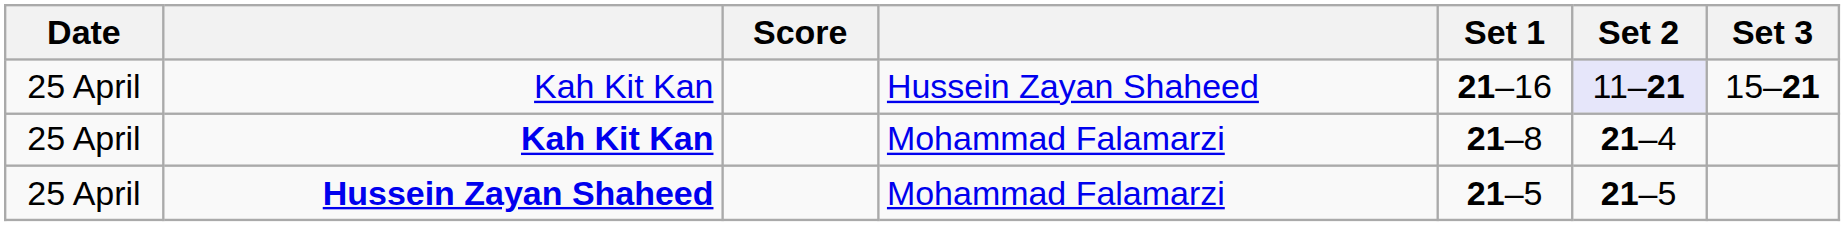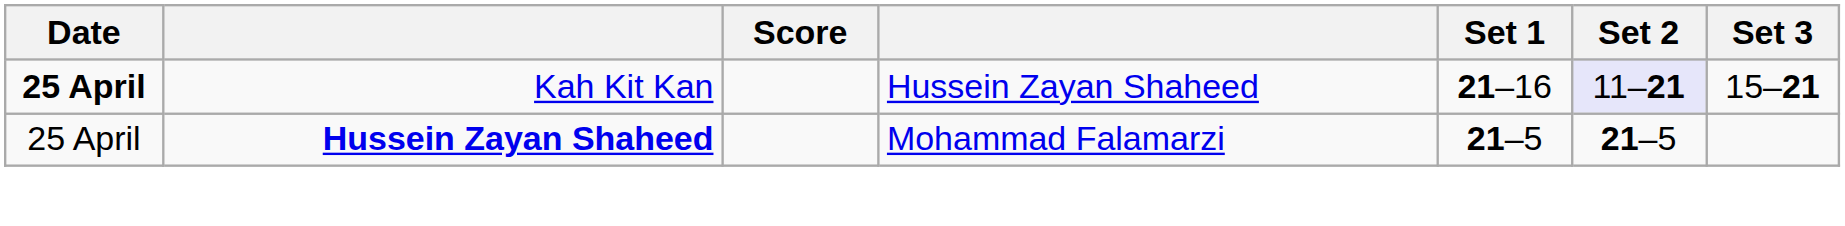(84, 86) normal -> (84, 86) bold
- row: (617, 140)
